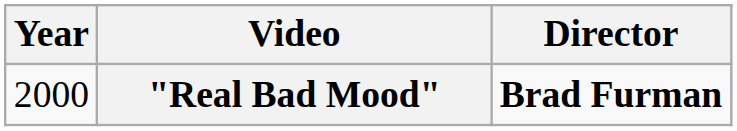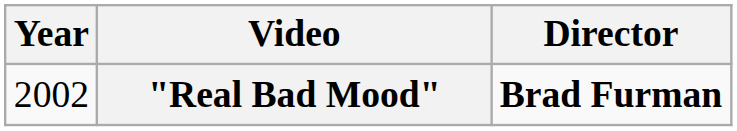(51, 93) 2000 -> (51, 93) 2002
